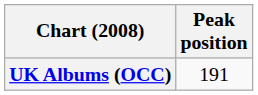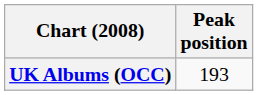(214, 74) 191 -> (214, 74) 193
